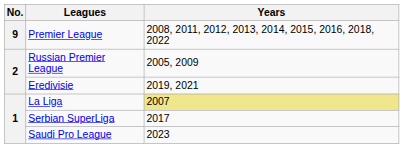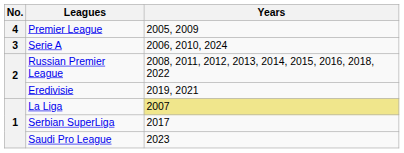(15, 35) 9 -> (15, 29) 4
(260, 35) 2008, 2011, 2012, 2013, 2014, 2015, 2016, 2018, 2022 -> (172, 29) 2005, 2009
+ row: (45, 45)
(172, 63) 2005, 2009 -> (260, 68) 2008, 2011, 2012, 2013, 2014, 2015, 2016, 2018, 2022
